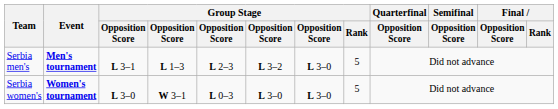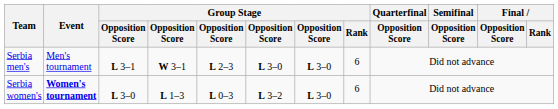(71, 61) bold -> (69, 61) normal
(172, 67) L 1–3 -> (172, 67) W 3–1
(270, 67) L 3–2 -> (270, 67) L 3–0
(357, 61) 5 -> (357, 61) 6
(172, 95) W 3–1 -> (172, 95) L 1–3
(270, 95) L 3–0 -> (270, 95) L 3–2
(357, 89) 5 -> (357, 89) 6
